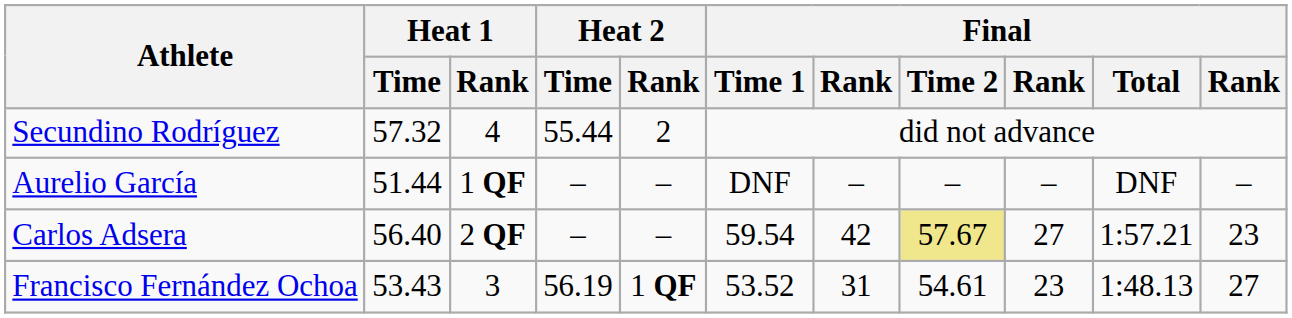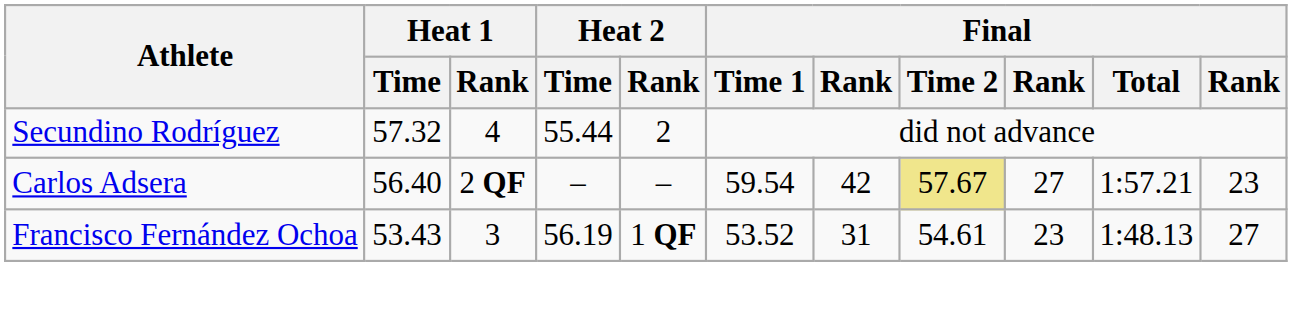- row: (105, 183)
